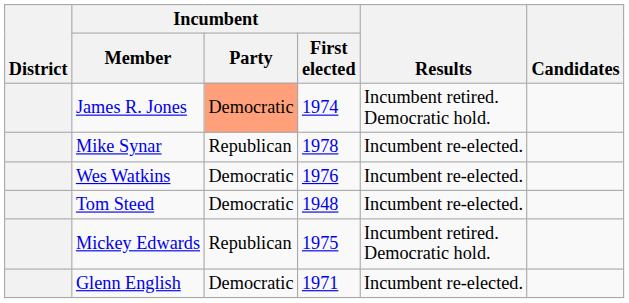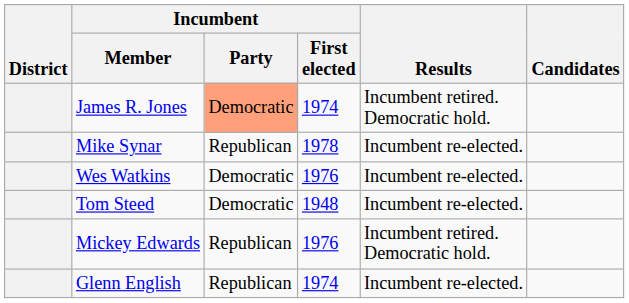(320, 243) 1975 -> (320, 243) 1976
(251, 283) Democratic -> (250, 283) Republican
(320, 283) 1971 -> (320, 283) 1974
